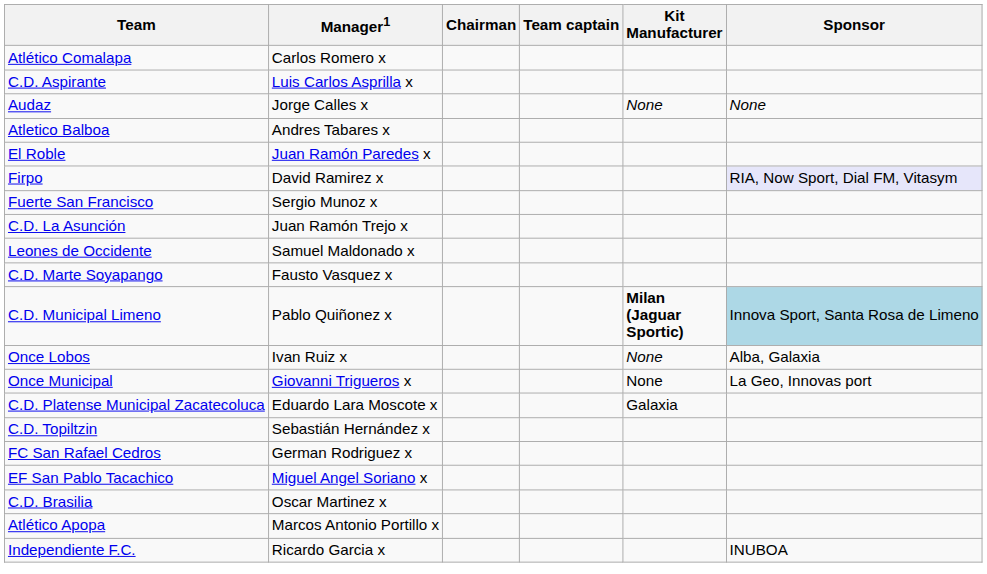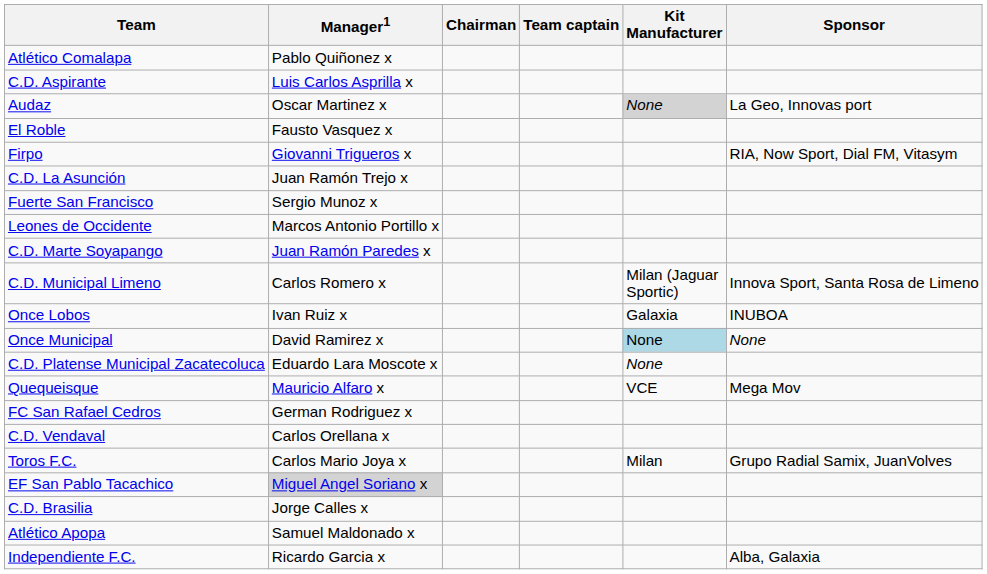(329, 57) Carlos Romero x -> (332, 57) Pablo Quiñonez x
(320, 105) Jorge Calles x -> (329, 105) Oscar Martinez x
(644, 105) no background -> (644, 105) lightgrey background
(748, 105) None -> (801, 105) La Geo, Innovas port
- row: (59, 130)
(351, 154) Juan Ramón Paredes x -> (332, 130) Fausto Vasquez x
(328, 178) David Ramirez x -> (342, 154) Giovanni Trigueros x
(843, 178) lavender background -> (843, 154) no background
rows swapped: (81, 202) <-> (67, 226)
(343, 250) Samuel Maldonado x -> (355, 226) Marcos Antonio Portillo x
(332, 274) Fausto Vasquez x -> (351, 250) Juan Ramón Paredes x
(332, 315) Pablo Quiñonez x -> (329, 283) Carlos Romero x
(655, 315) bold -> (672, 283) normal
(854, 315) lightblue background -> (854, 283) no background
(644, 357) None -> (652, 315) Galaxia
(775, 357) Alba, Galaxia -> (759, 315) INUBOA
(342, 381) Giovanni Trigueros x -> (328, 340) David Ramirez x
(644, 381) no background -> (644, 340) lightblue background
(801, 381) La Geo, Innovas port -> (748, 340) None
(652, 405) Galaxia -> (644, 364) None
+ row: (53, 388)
- row: (53, 429)
+ row: (57, 436)
+ row: (42, 460)
(350, 477) no background -> (350, 484) lightgrey background
(329, 501) Oscar Martinez x -> (320, 508) Jorge Calles x
(355, 525) Marcos Antonio Portillo x -> (343, 532) Samuel Maldonado x
(759, 549) INUBOA -> (775, 556) Alba, Galaxia
